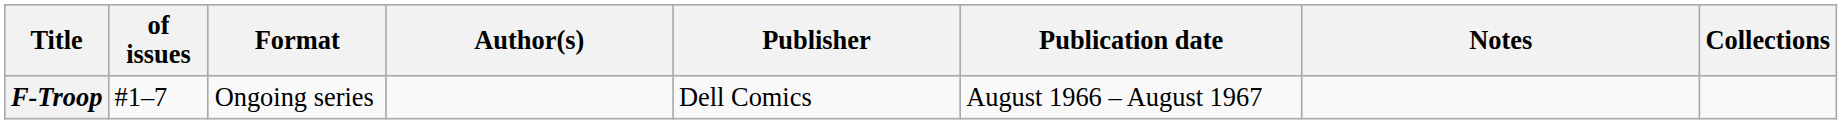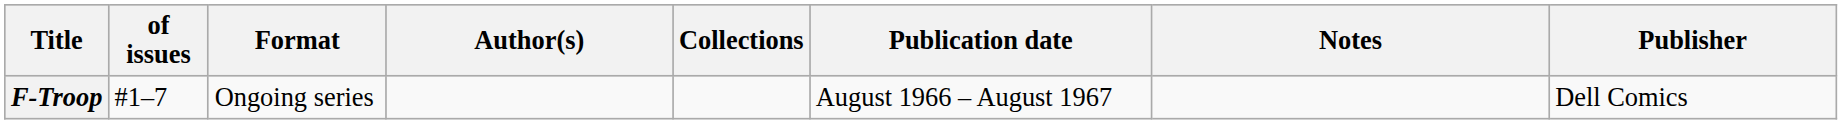columns swapped: (816, 40) <-> (1768, 40)
